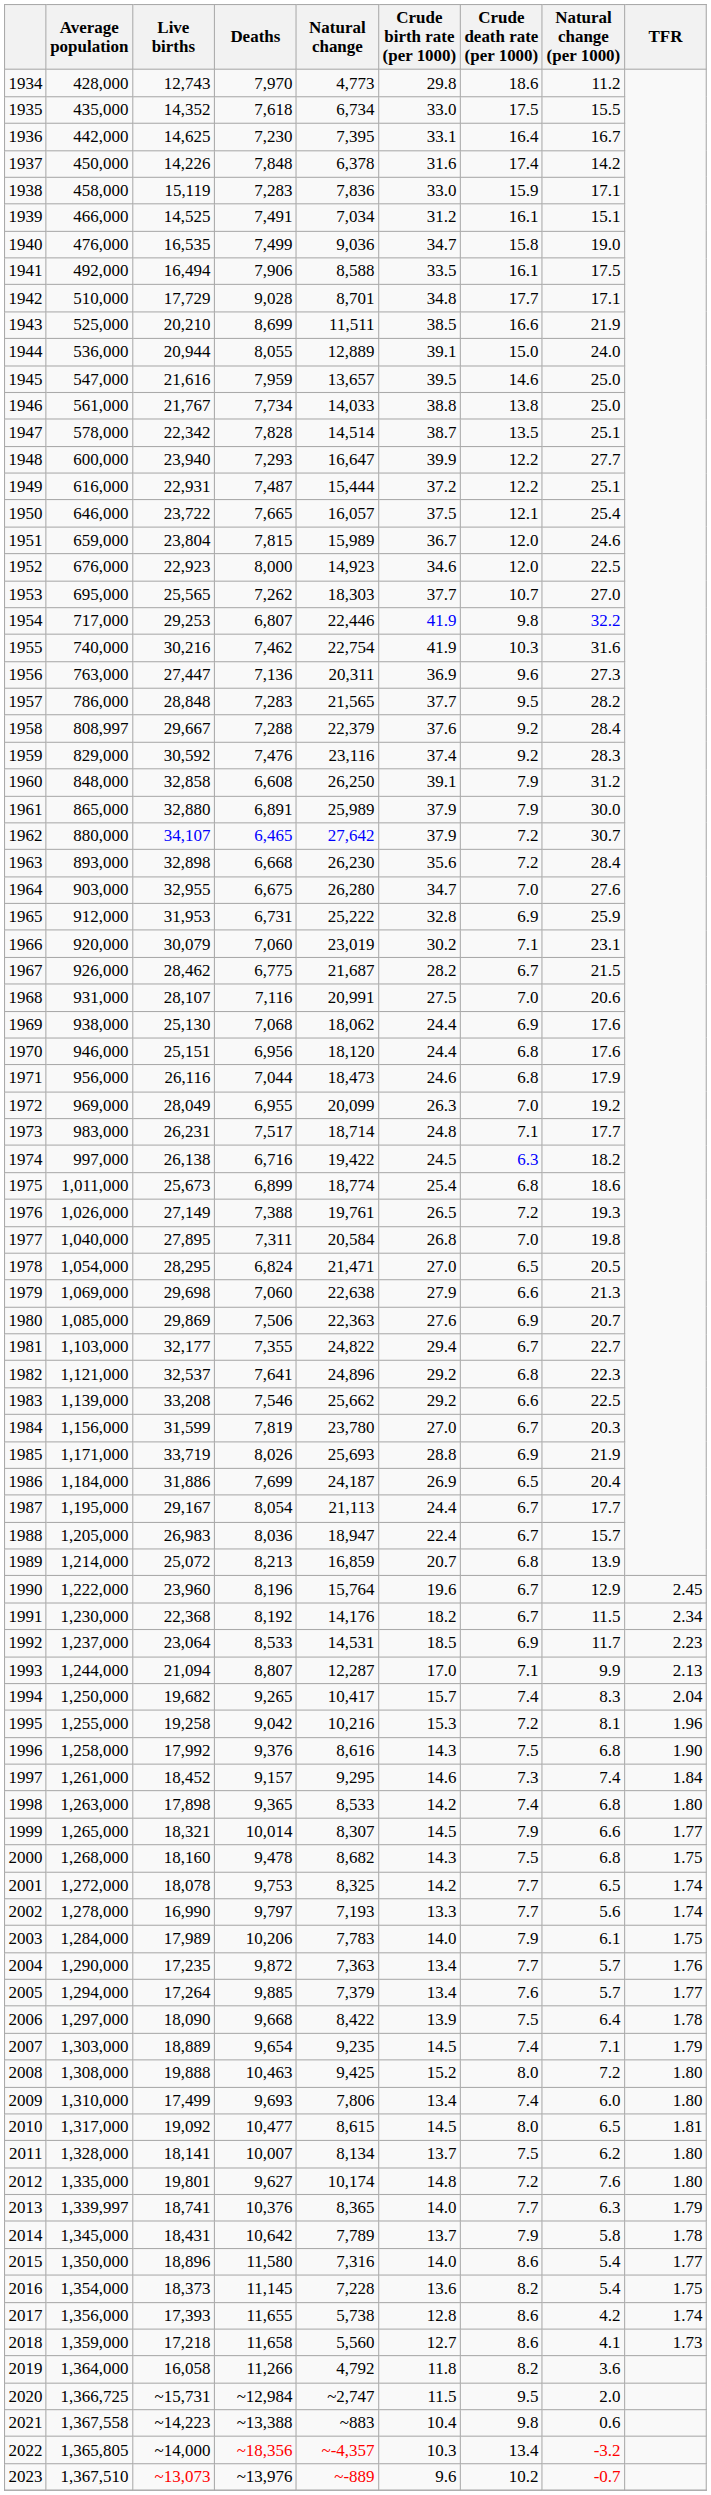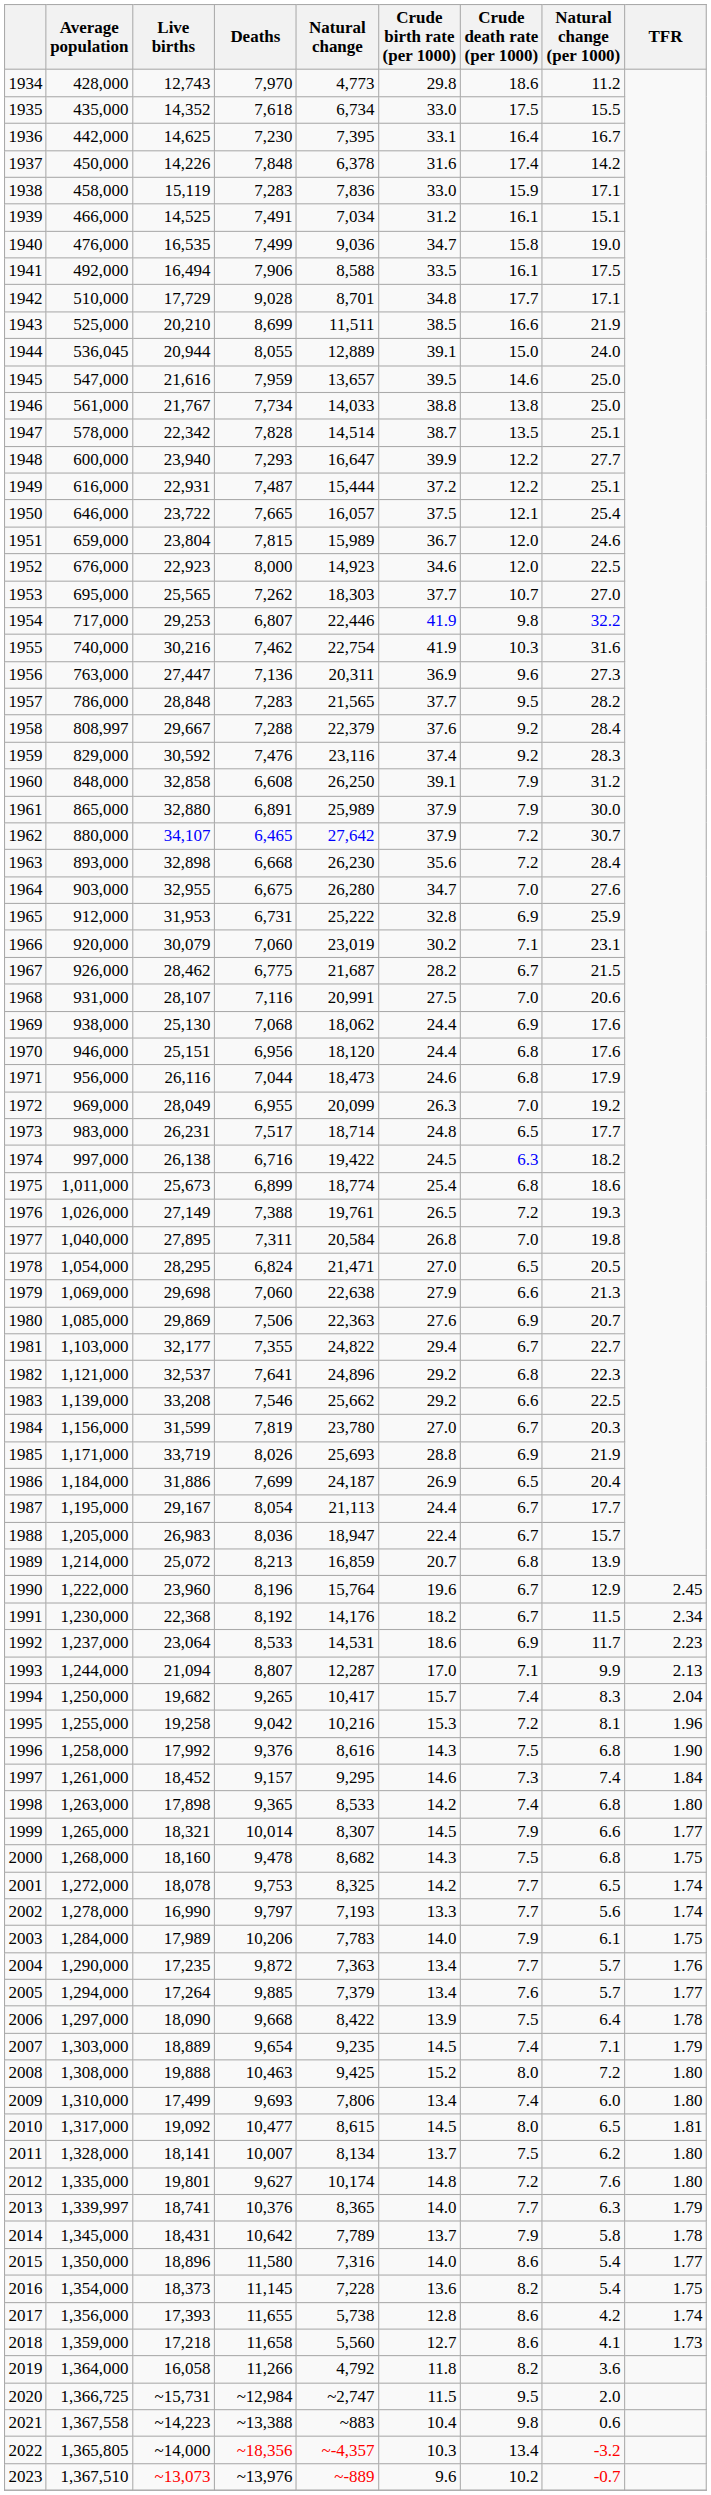(101, 351) 536,000 -> (101, 351) 536,045
(528, 1132) 7.1 -> (528, 1132) 6.5
(442, 1643) 18.5 -> (442, 1643) 18.6
